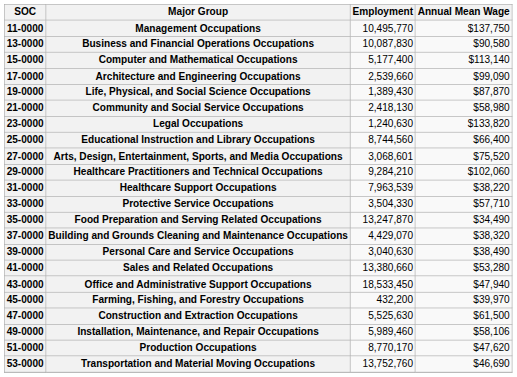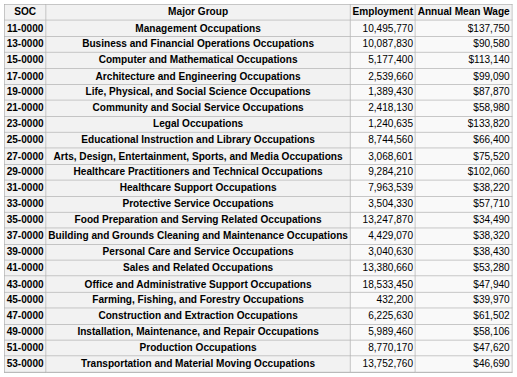(391, 124) 1,240,630 -> (391, 124) 1,240,635
(492, 252) $38,490 -> (492, 252) $38,430
(391, 316) 5,525,630 -> (391, 316) 6,225,630
(492, 316) $61,500 -> (492, 316) $61,502
